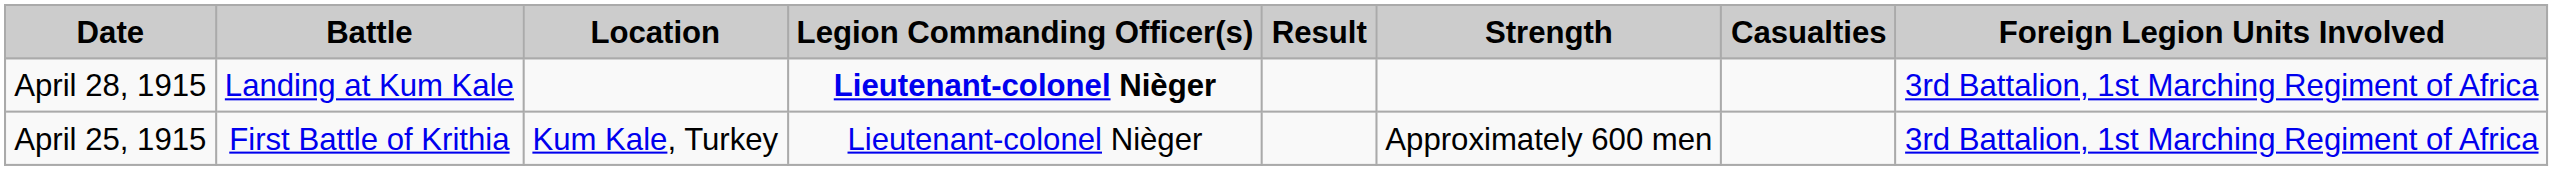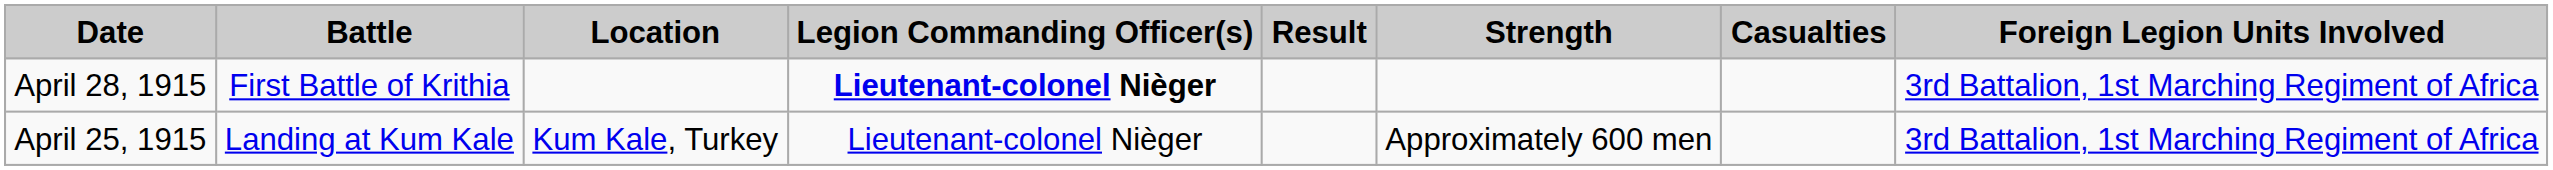(369, 85) Landing at Kum Kale -> (369, 85) First Battle of Krithia
(369, 138) First Battle of Krithia -> (369, 138) Landing at Kum Kale
